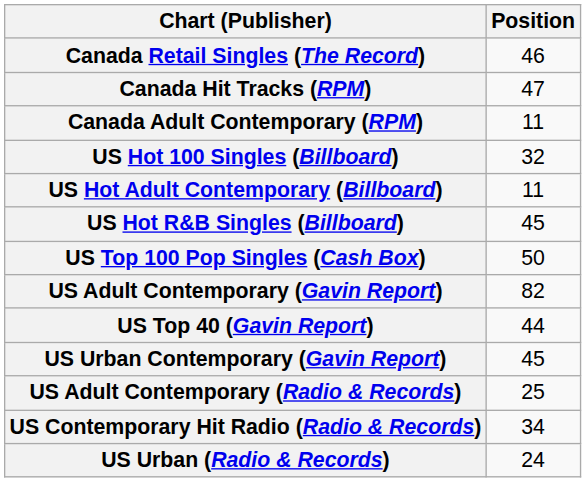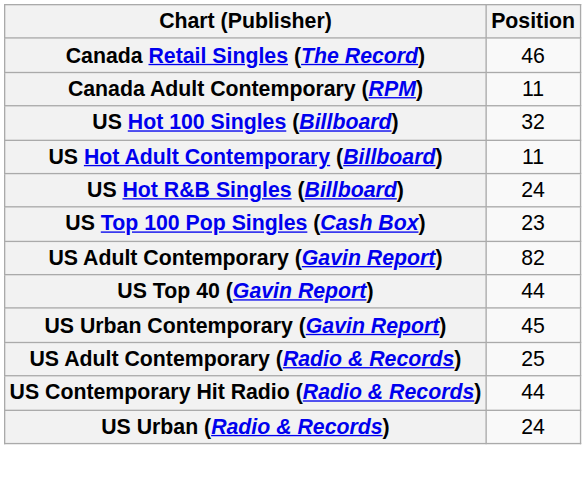- row: (245, 88)
(533, 223) 45 -> (533, 190) 24
(533, 257) 50 -> (533, 223) 23
(533, 426) 34 -> (533, 392) 44
